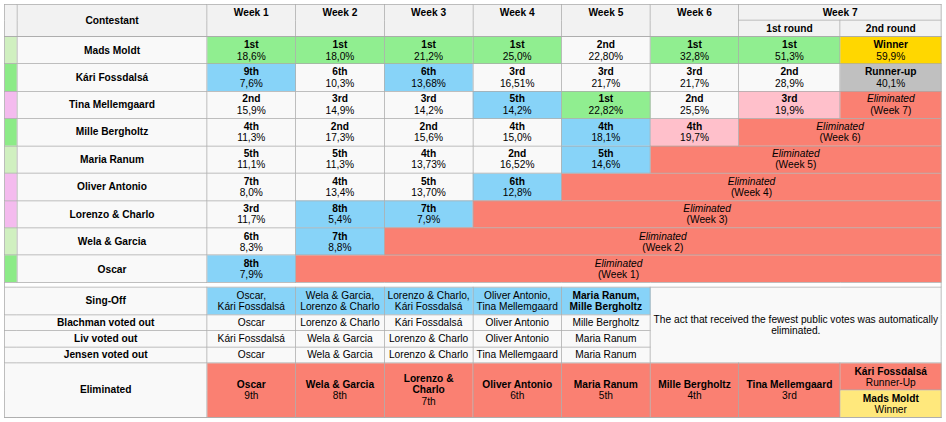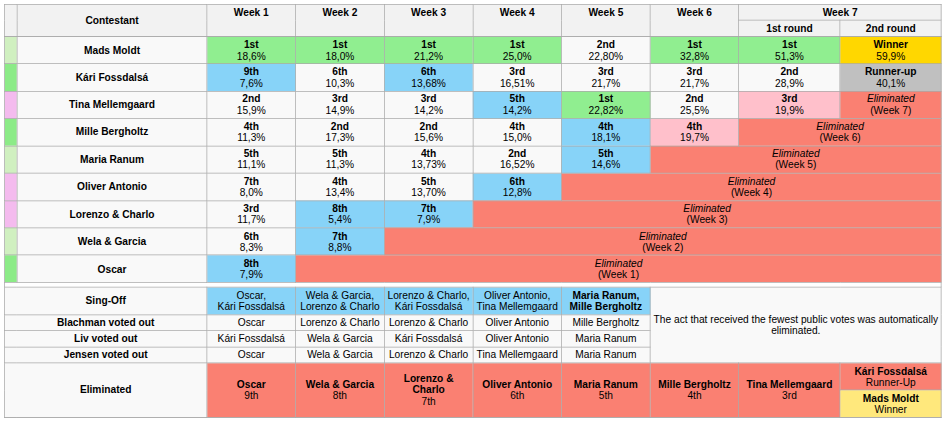(429, 322) Kári Fossdalsá -> (429, 322) Lorenzo & Charlo
(429, 338) Lorenzo & Charlo -> (429, 338) Kári Fossdalsá
